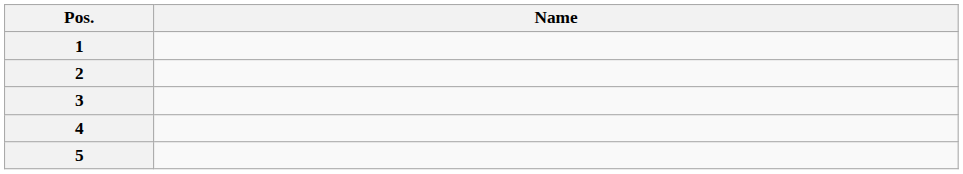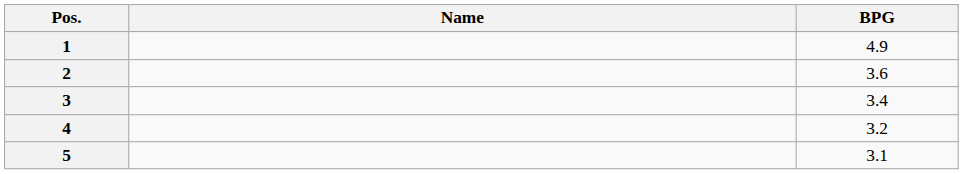+ column: (877, 18)
